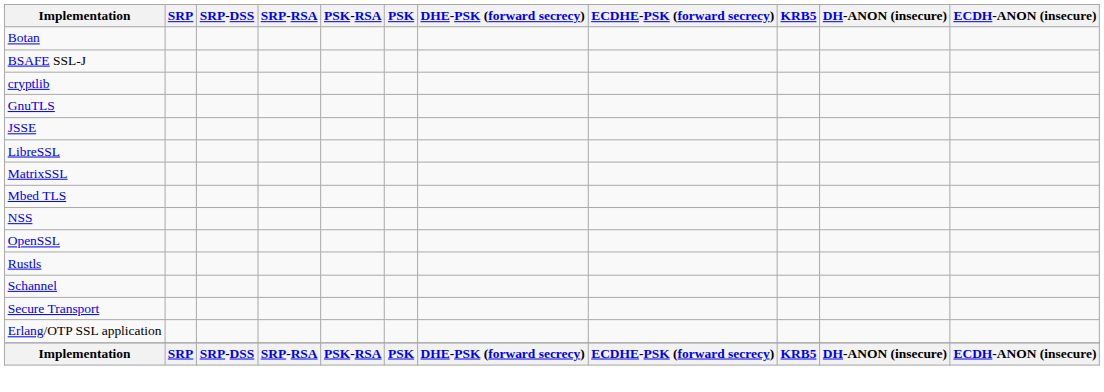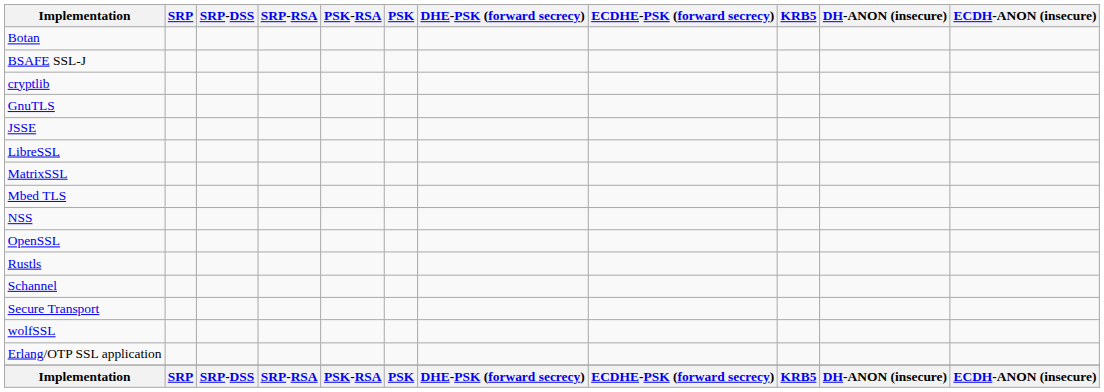+ row: (32, 331)
